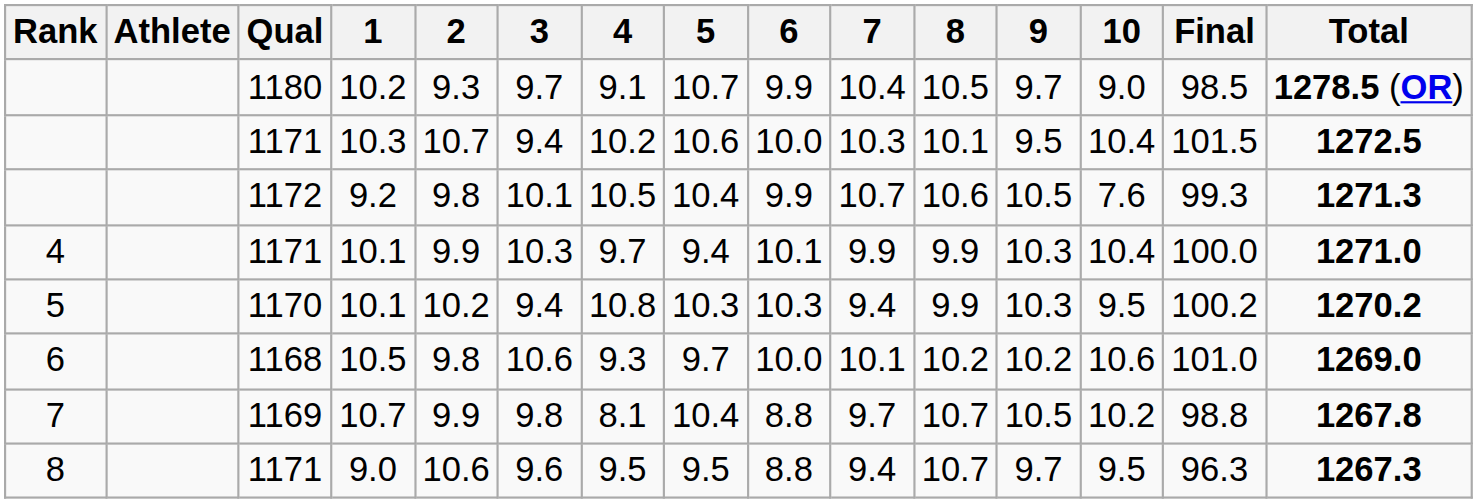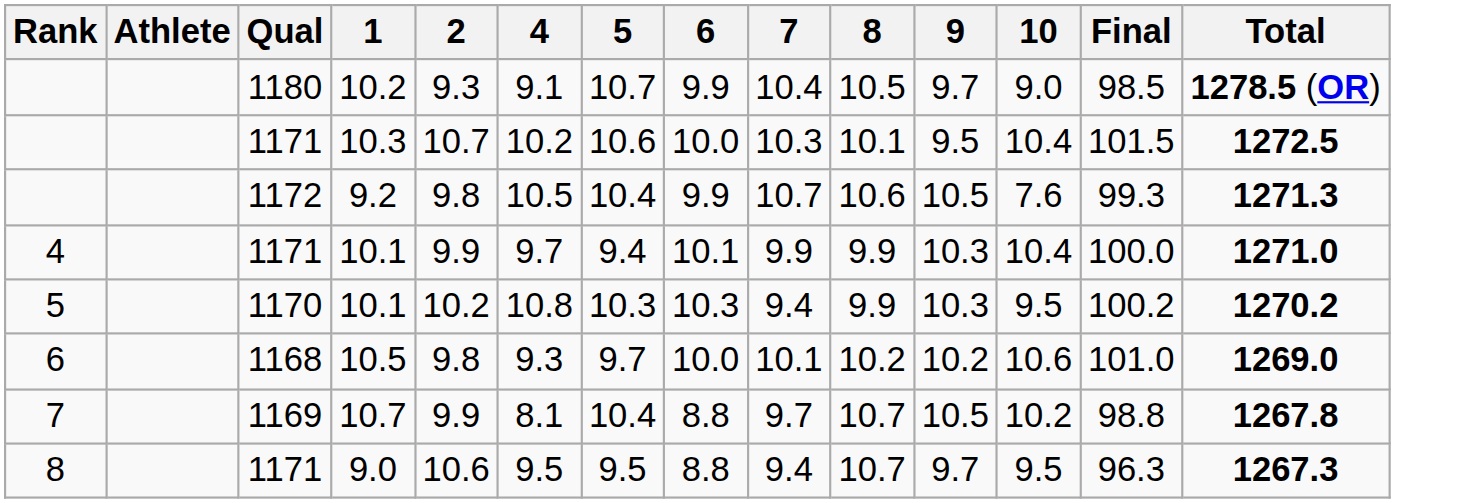- column: (539, 31)
